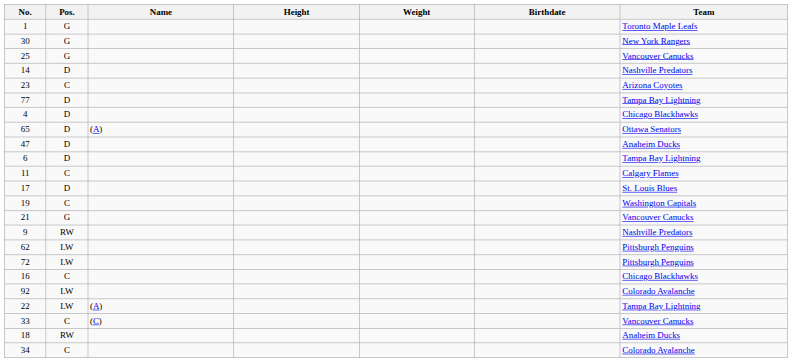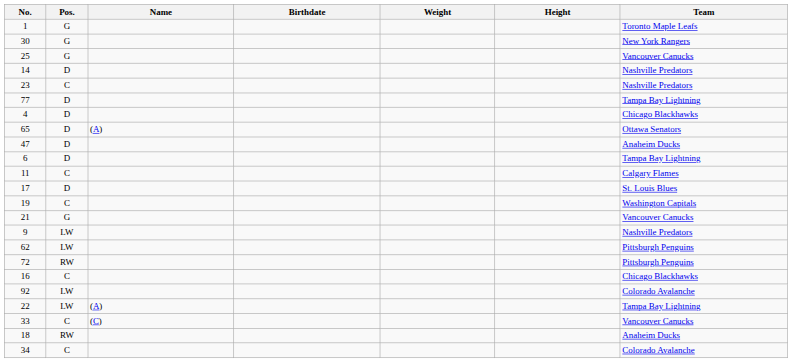columns swapped: (297, 12) <-> (547, 12)
(652, 85) Arizona Coyotes -> (657, 85) Nashville Predators
(67, 233) RW -> (67, 233) LW
(67, 262) LW -> (67, 262) RW
